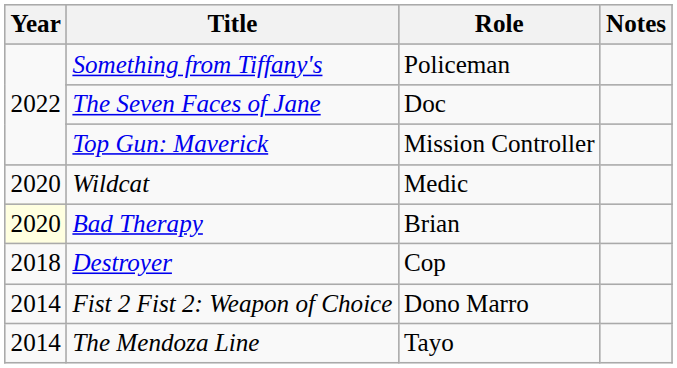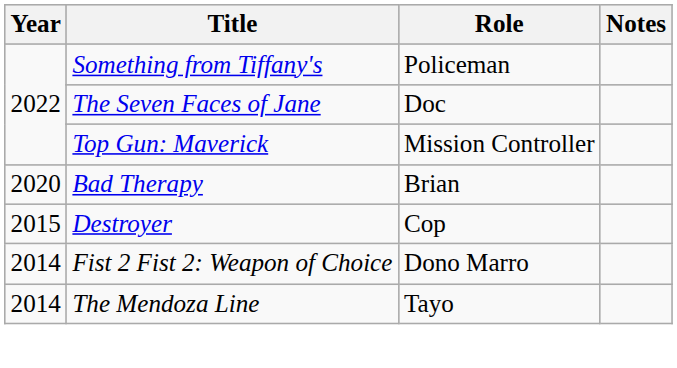- row: (111, 183)
(36, 223) lightyellow background -> (36, 183) no background
(36, 263) 2018 -> (36, 223) 2015
